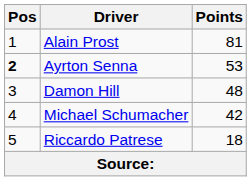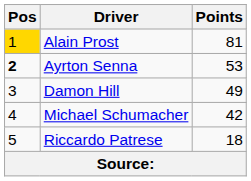(12, 42) no background -> (12, 42) gold background
(234, 91) 48 -> (234, 91) 49
